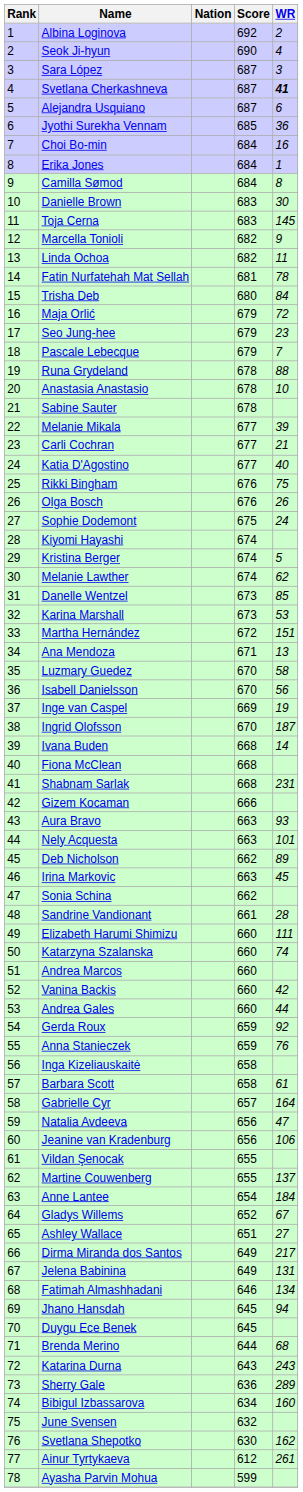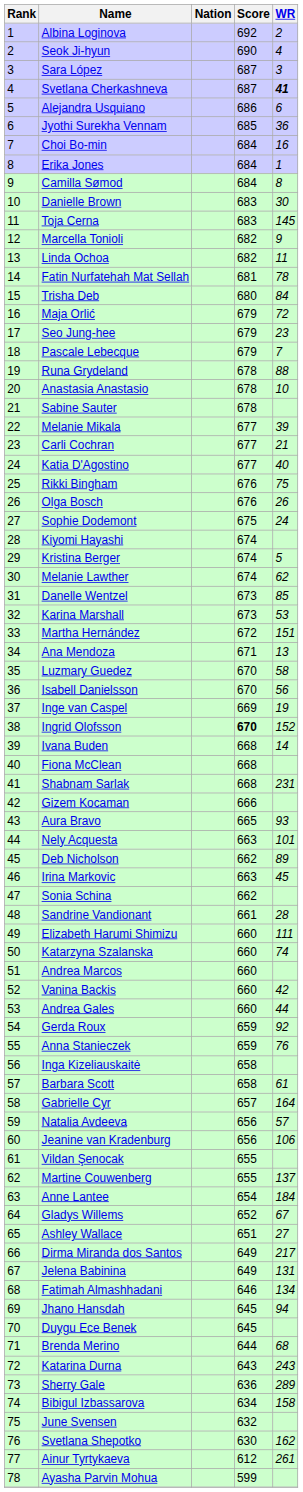(247, 108) 687 -> (247, 108) 686
(247, 727) normal -> (247, 727) bold
(285, 727) 187 -> (285, 727) 152
(247, 821) 663 -> (247, 821) 665
(282, 1121) 47 -> (282, 1121) 57
(285, 1403) 160 -> (285, 1403) 158
